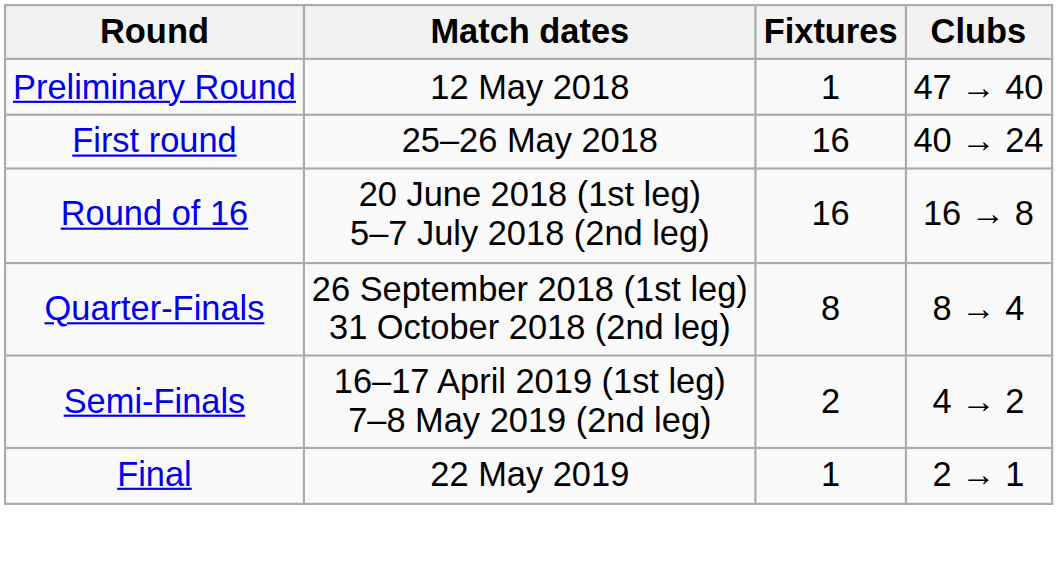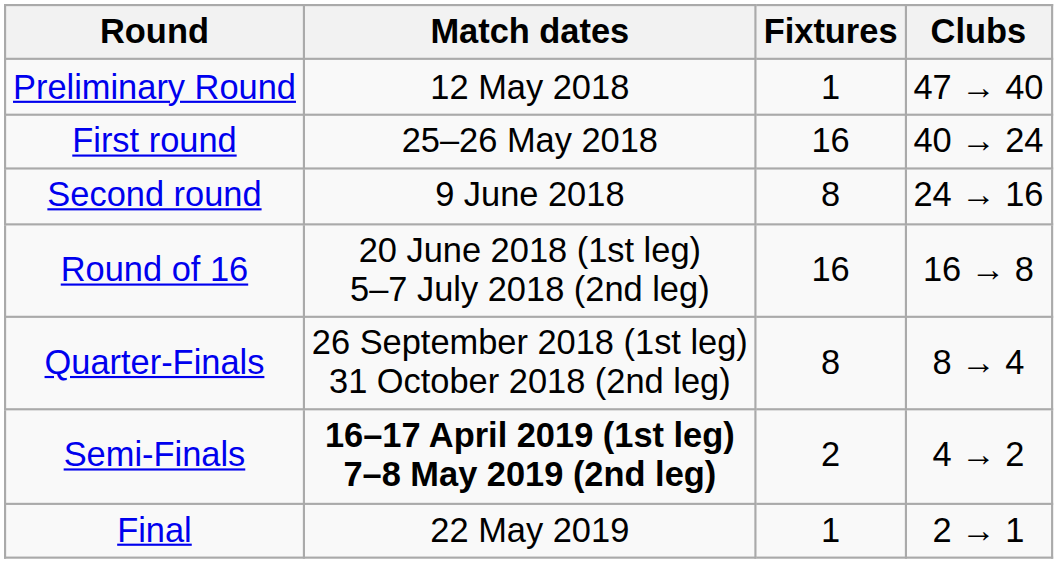+ row: (154, 195)
(530, 401) normal -> (530, 455) bold
